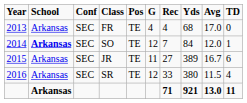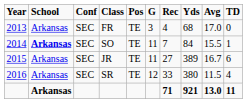(150, 28) 4 -> (150, 28) 3
(153, 43) 12 -> (153, 43) 11
(213, 43) 12.0 -> (213, 43) 15.5
